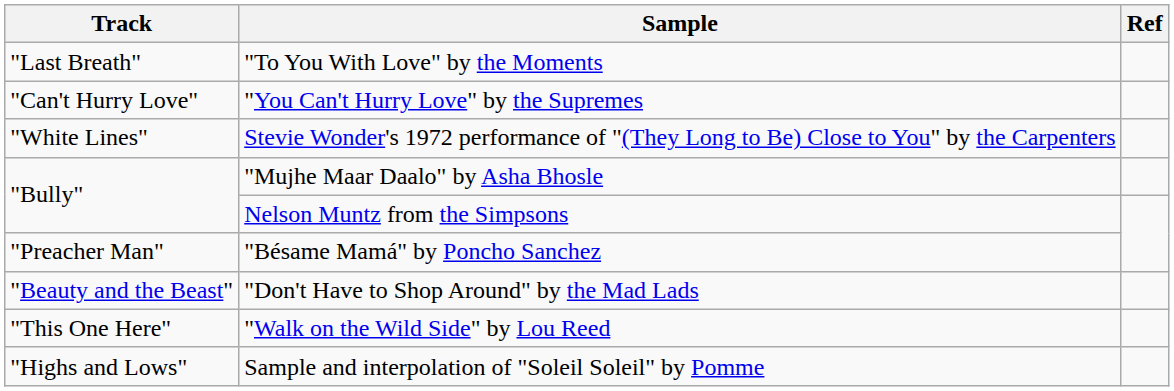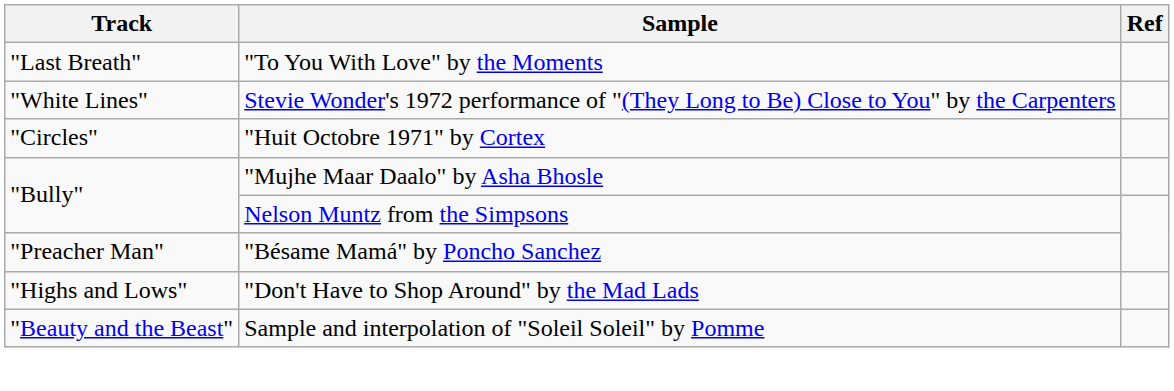- row: (444, 99)
+ row: (395, 137)
(122, 289) "Beauty and the Beast" -> (99, 289) "Highs and Lows"
- row: (427, 328)
(99, 366) "Highs and Lows" -> (122, 328) "Beauty and the Beast"
